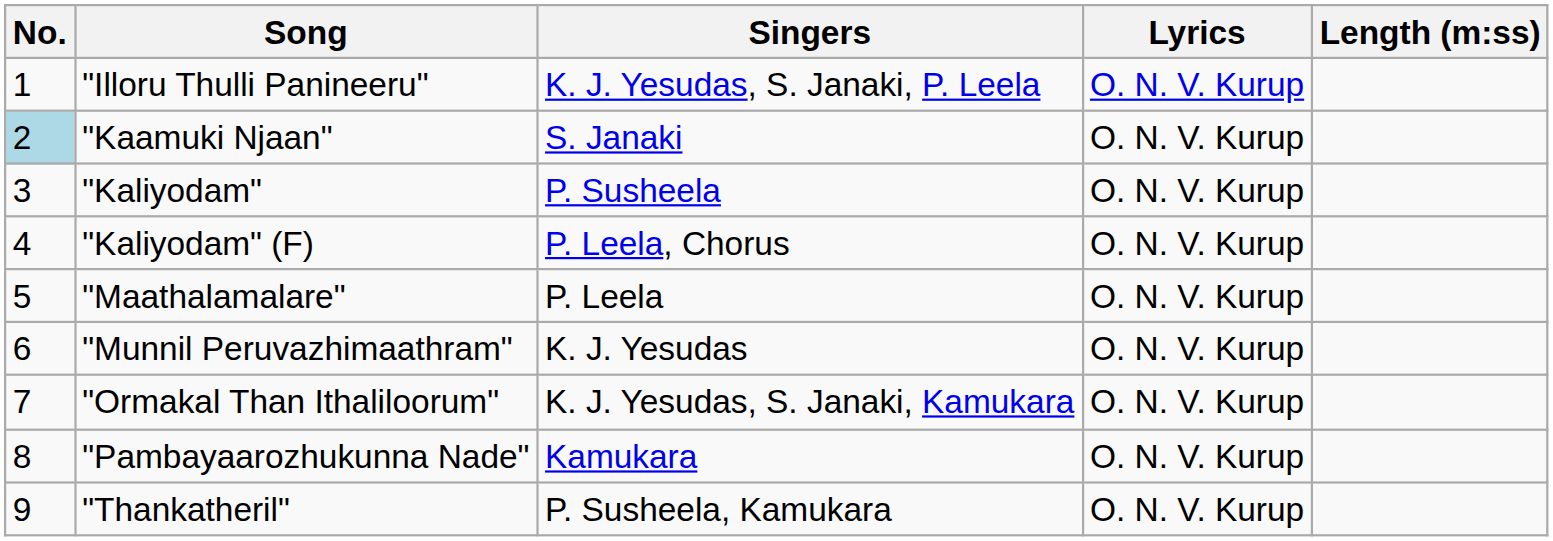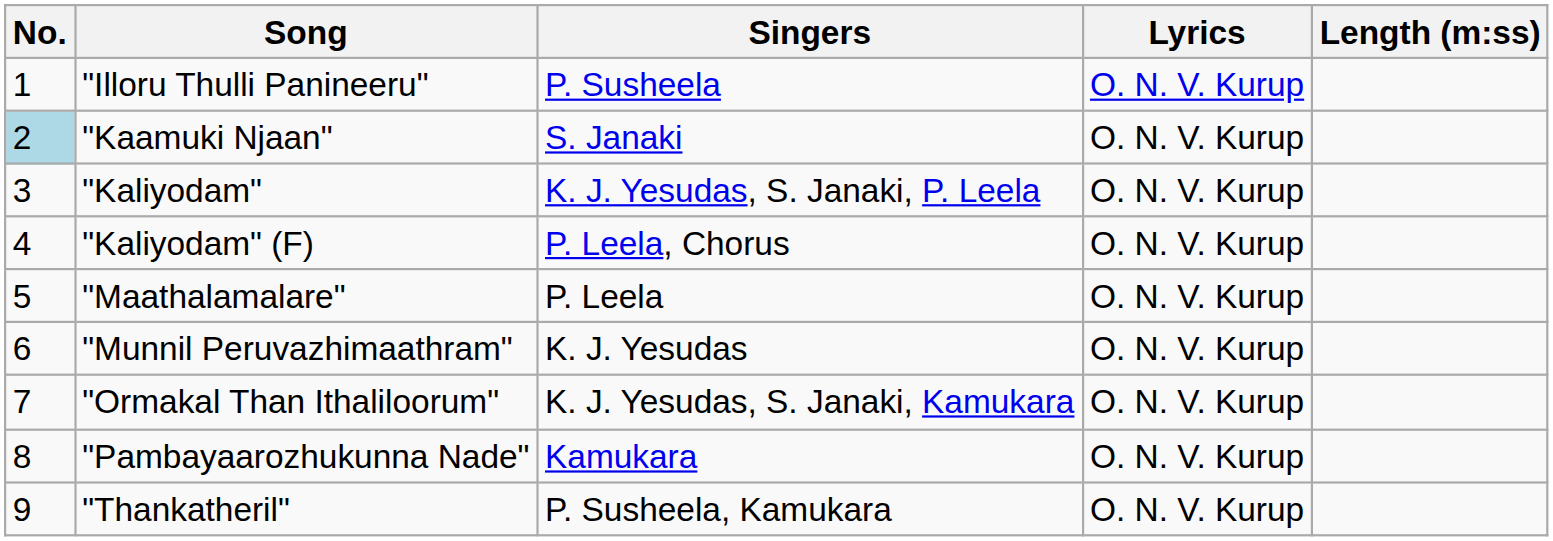(793, 85) K. J. Yesudas, S. Janaki, P. Leela -> (633, 85) P. Susheela
(633, 191) P. Susheela -> (793, 191) K. J. Yesudas, S. Janaki, P. Leela
